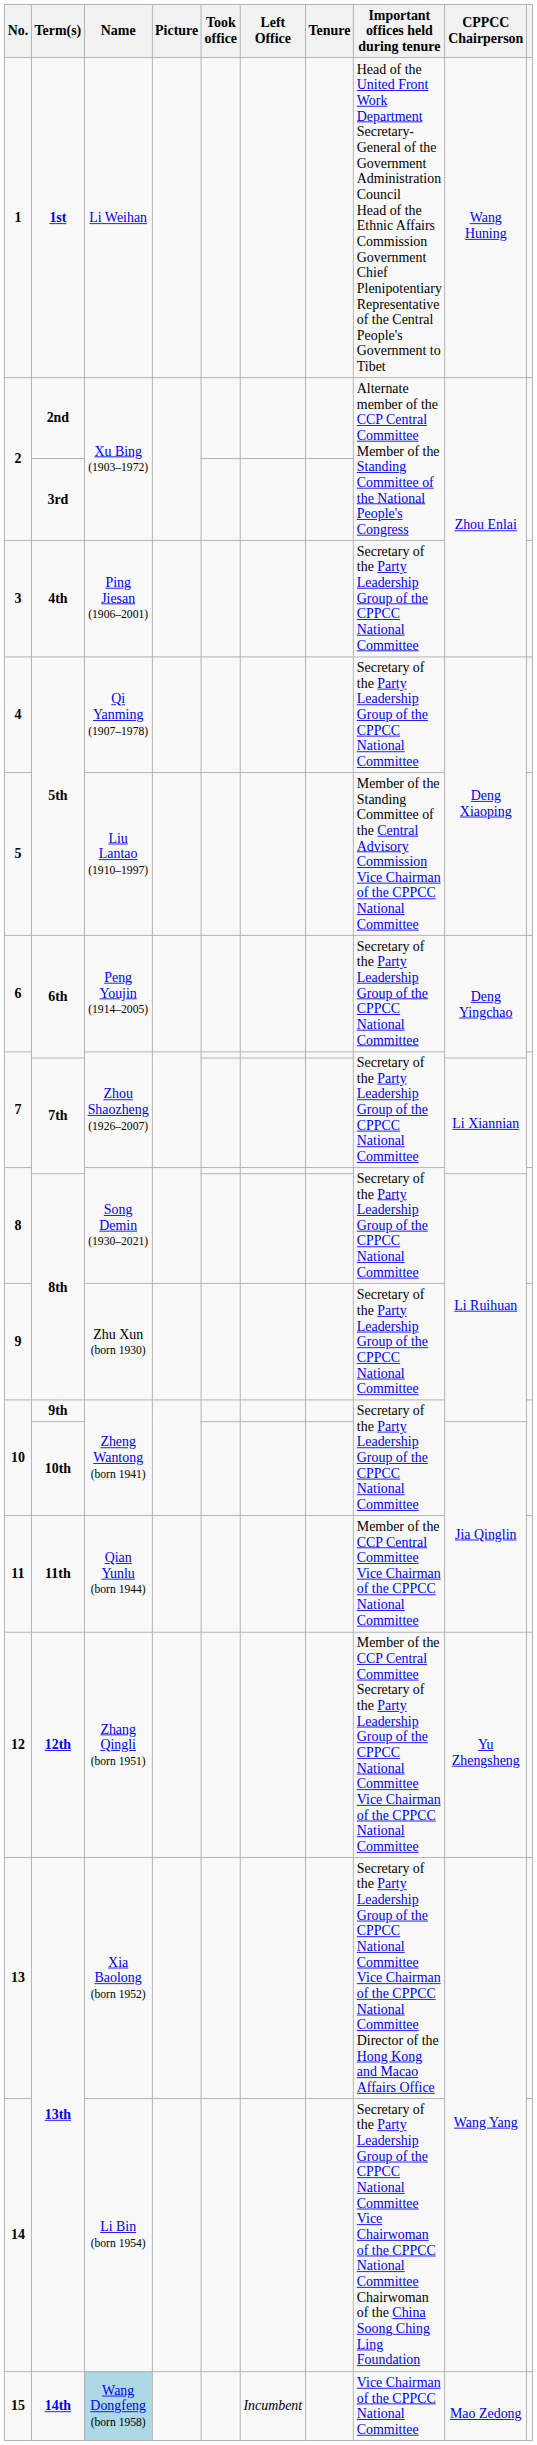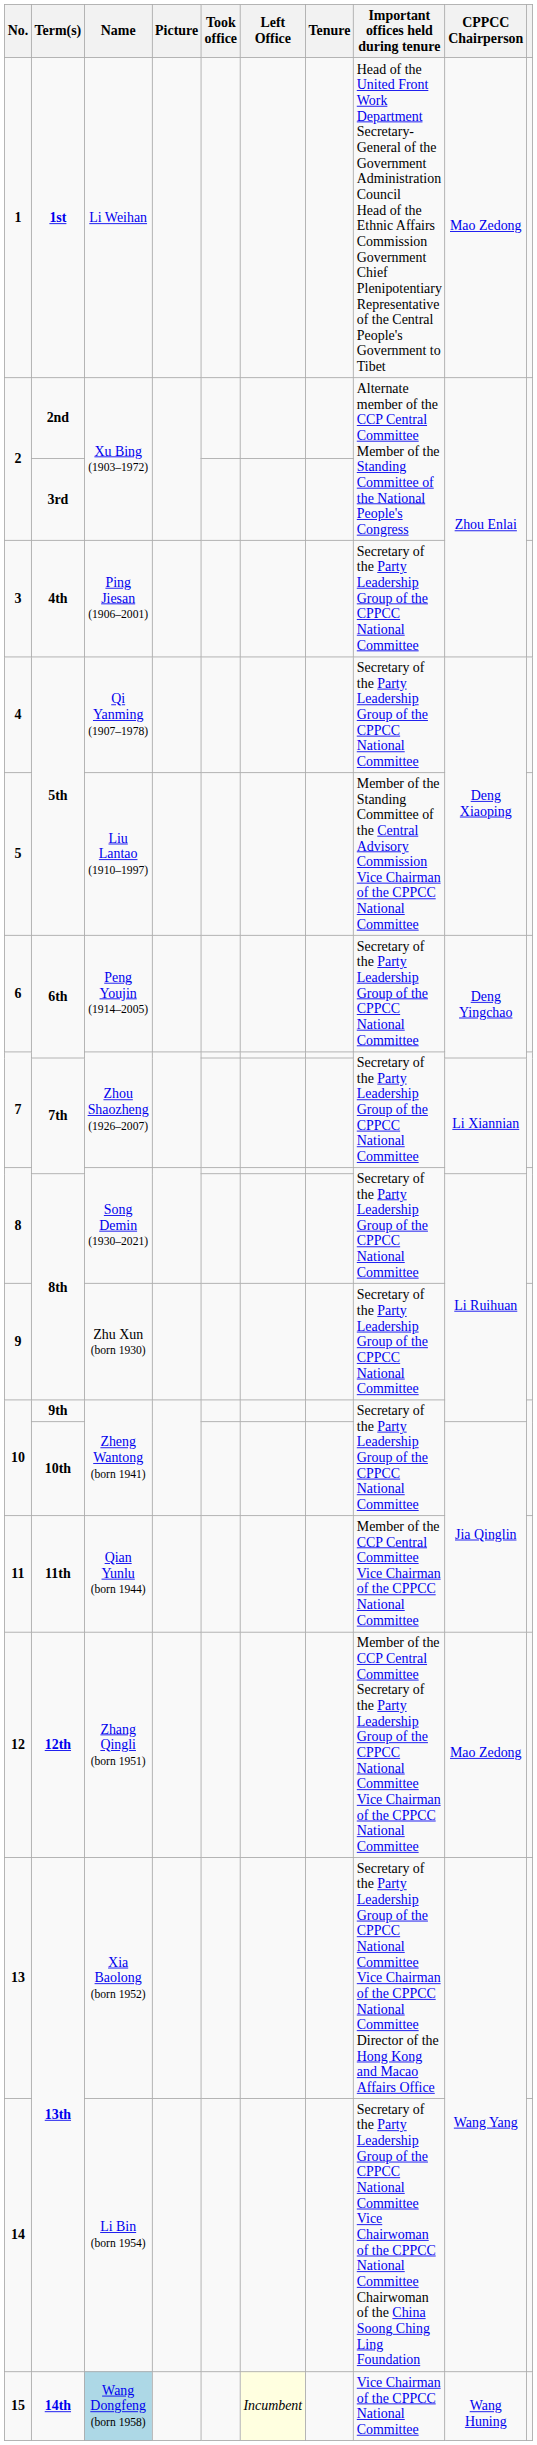(486, 225) Wang Huning -> (486, 225) Mao Zedong
(486, 1752) Yu Zhengsheng -> (486, 1752) Mao Zedong
(273, 2405) no background -> (273, 2405) lightyellow background
(486, 2413) Mao Zedong -> (486, 2413) Wang Huning
